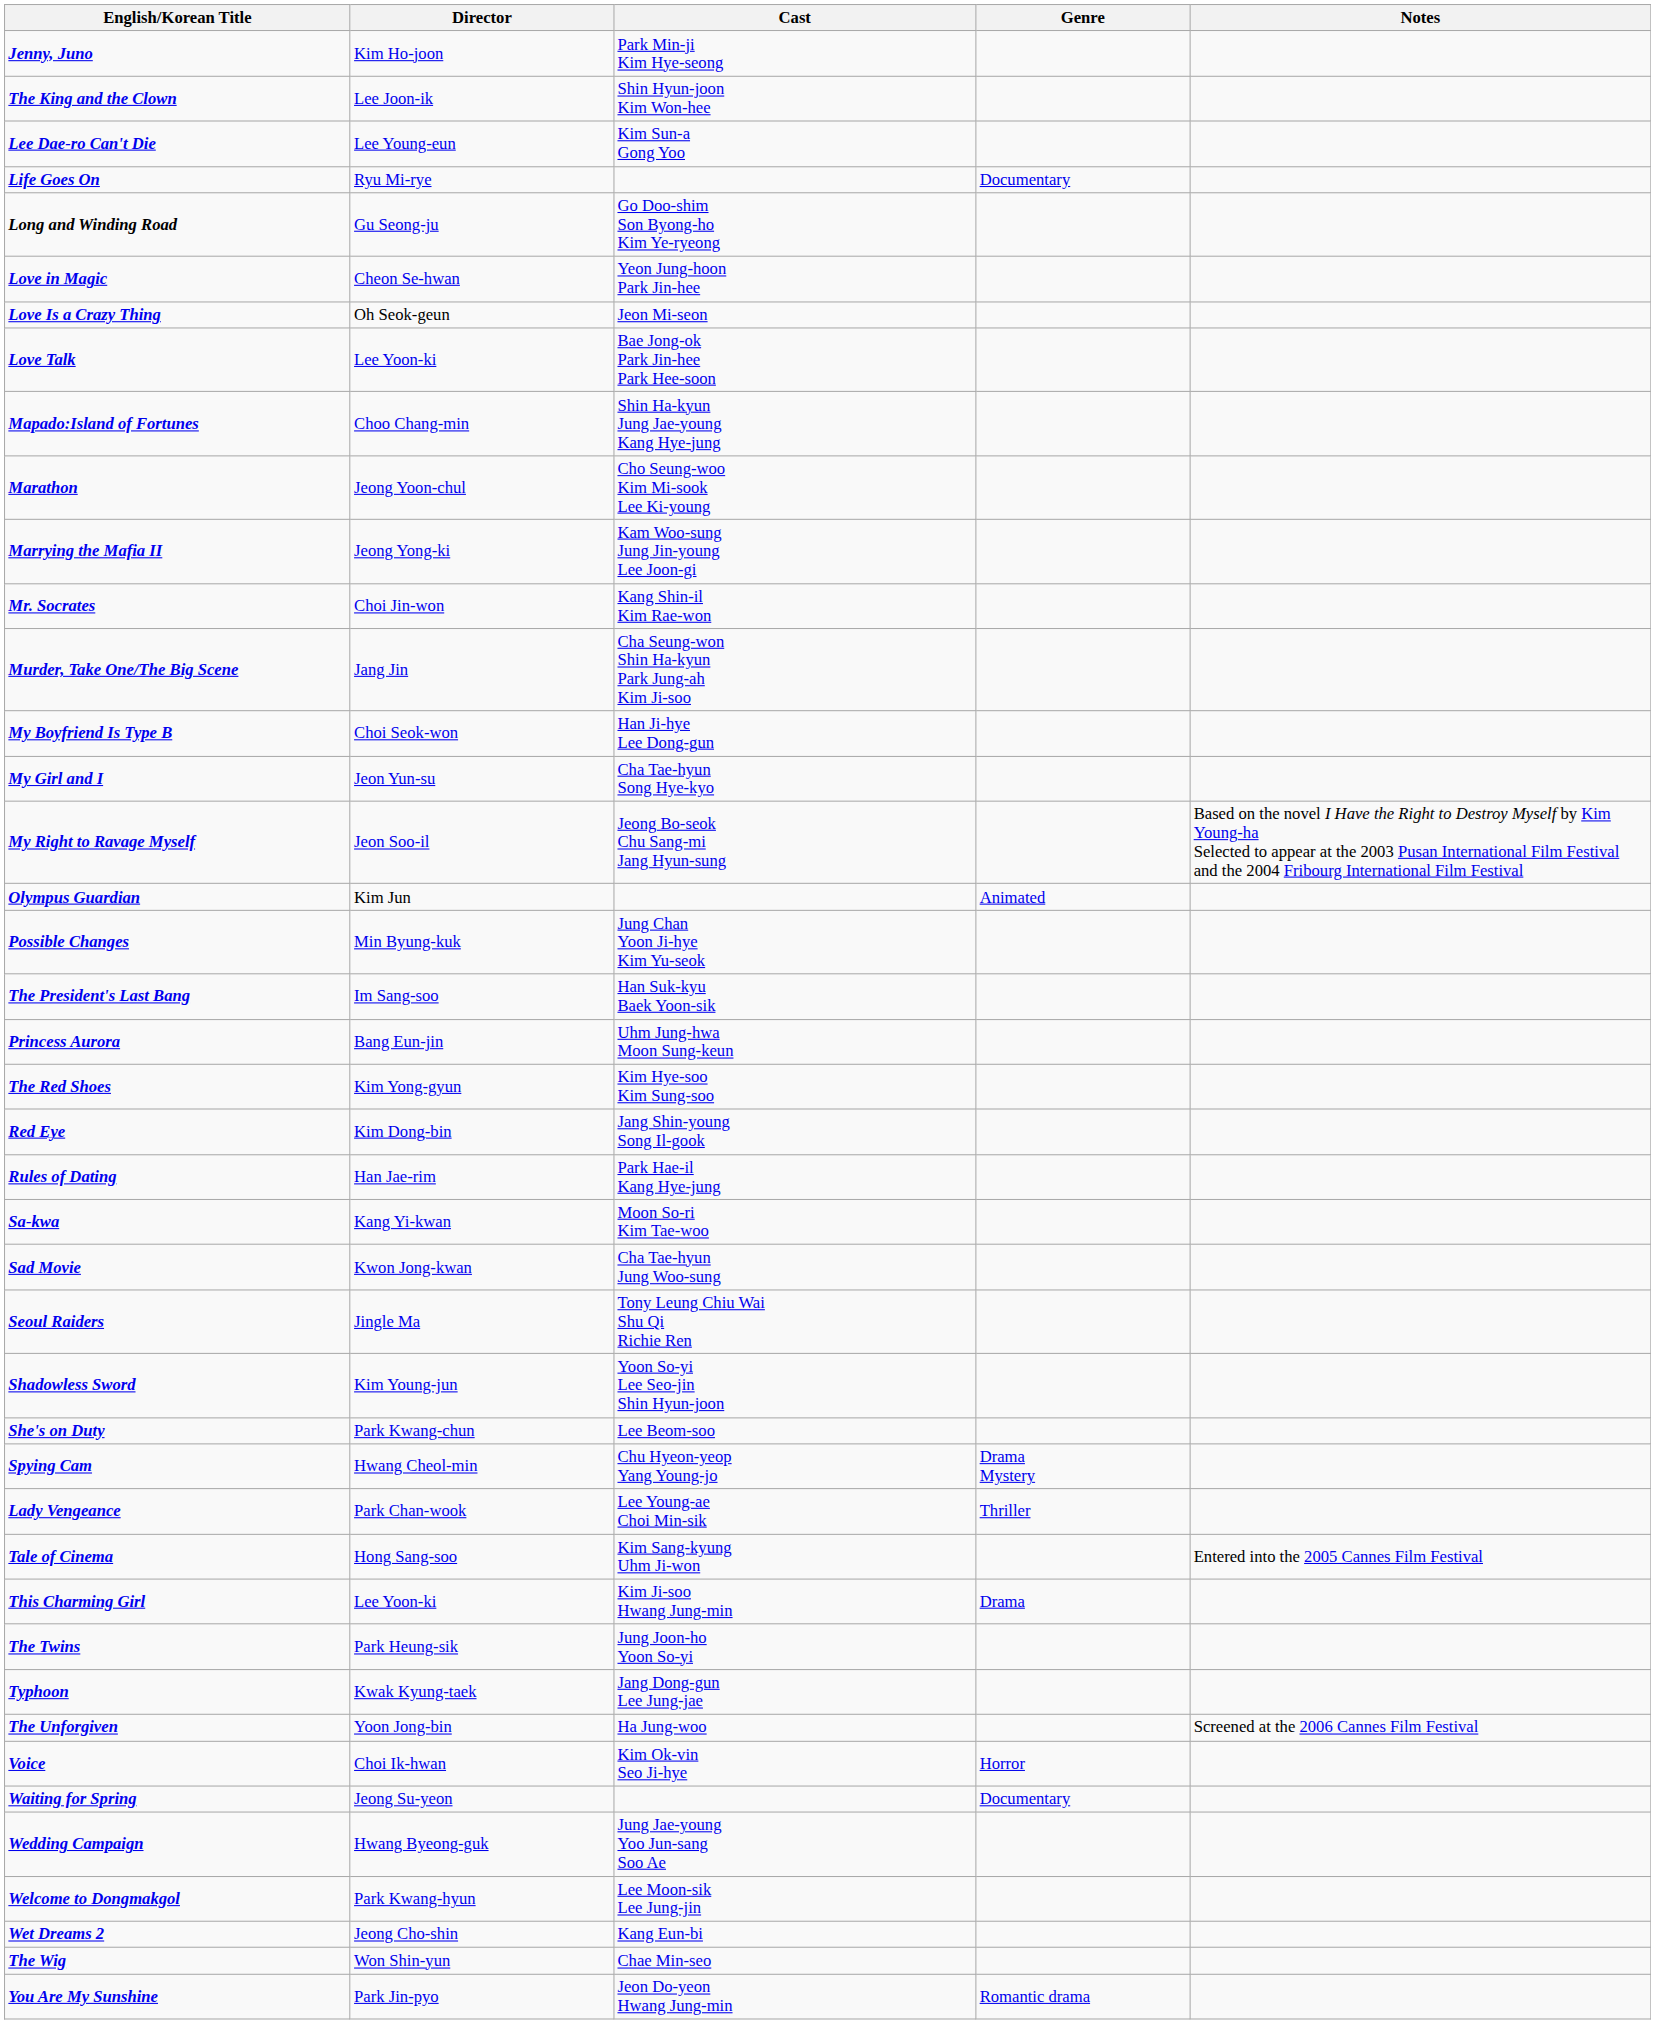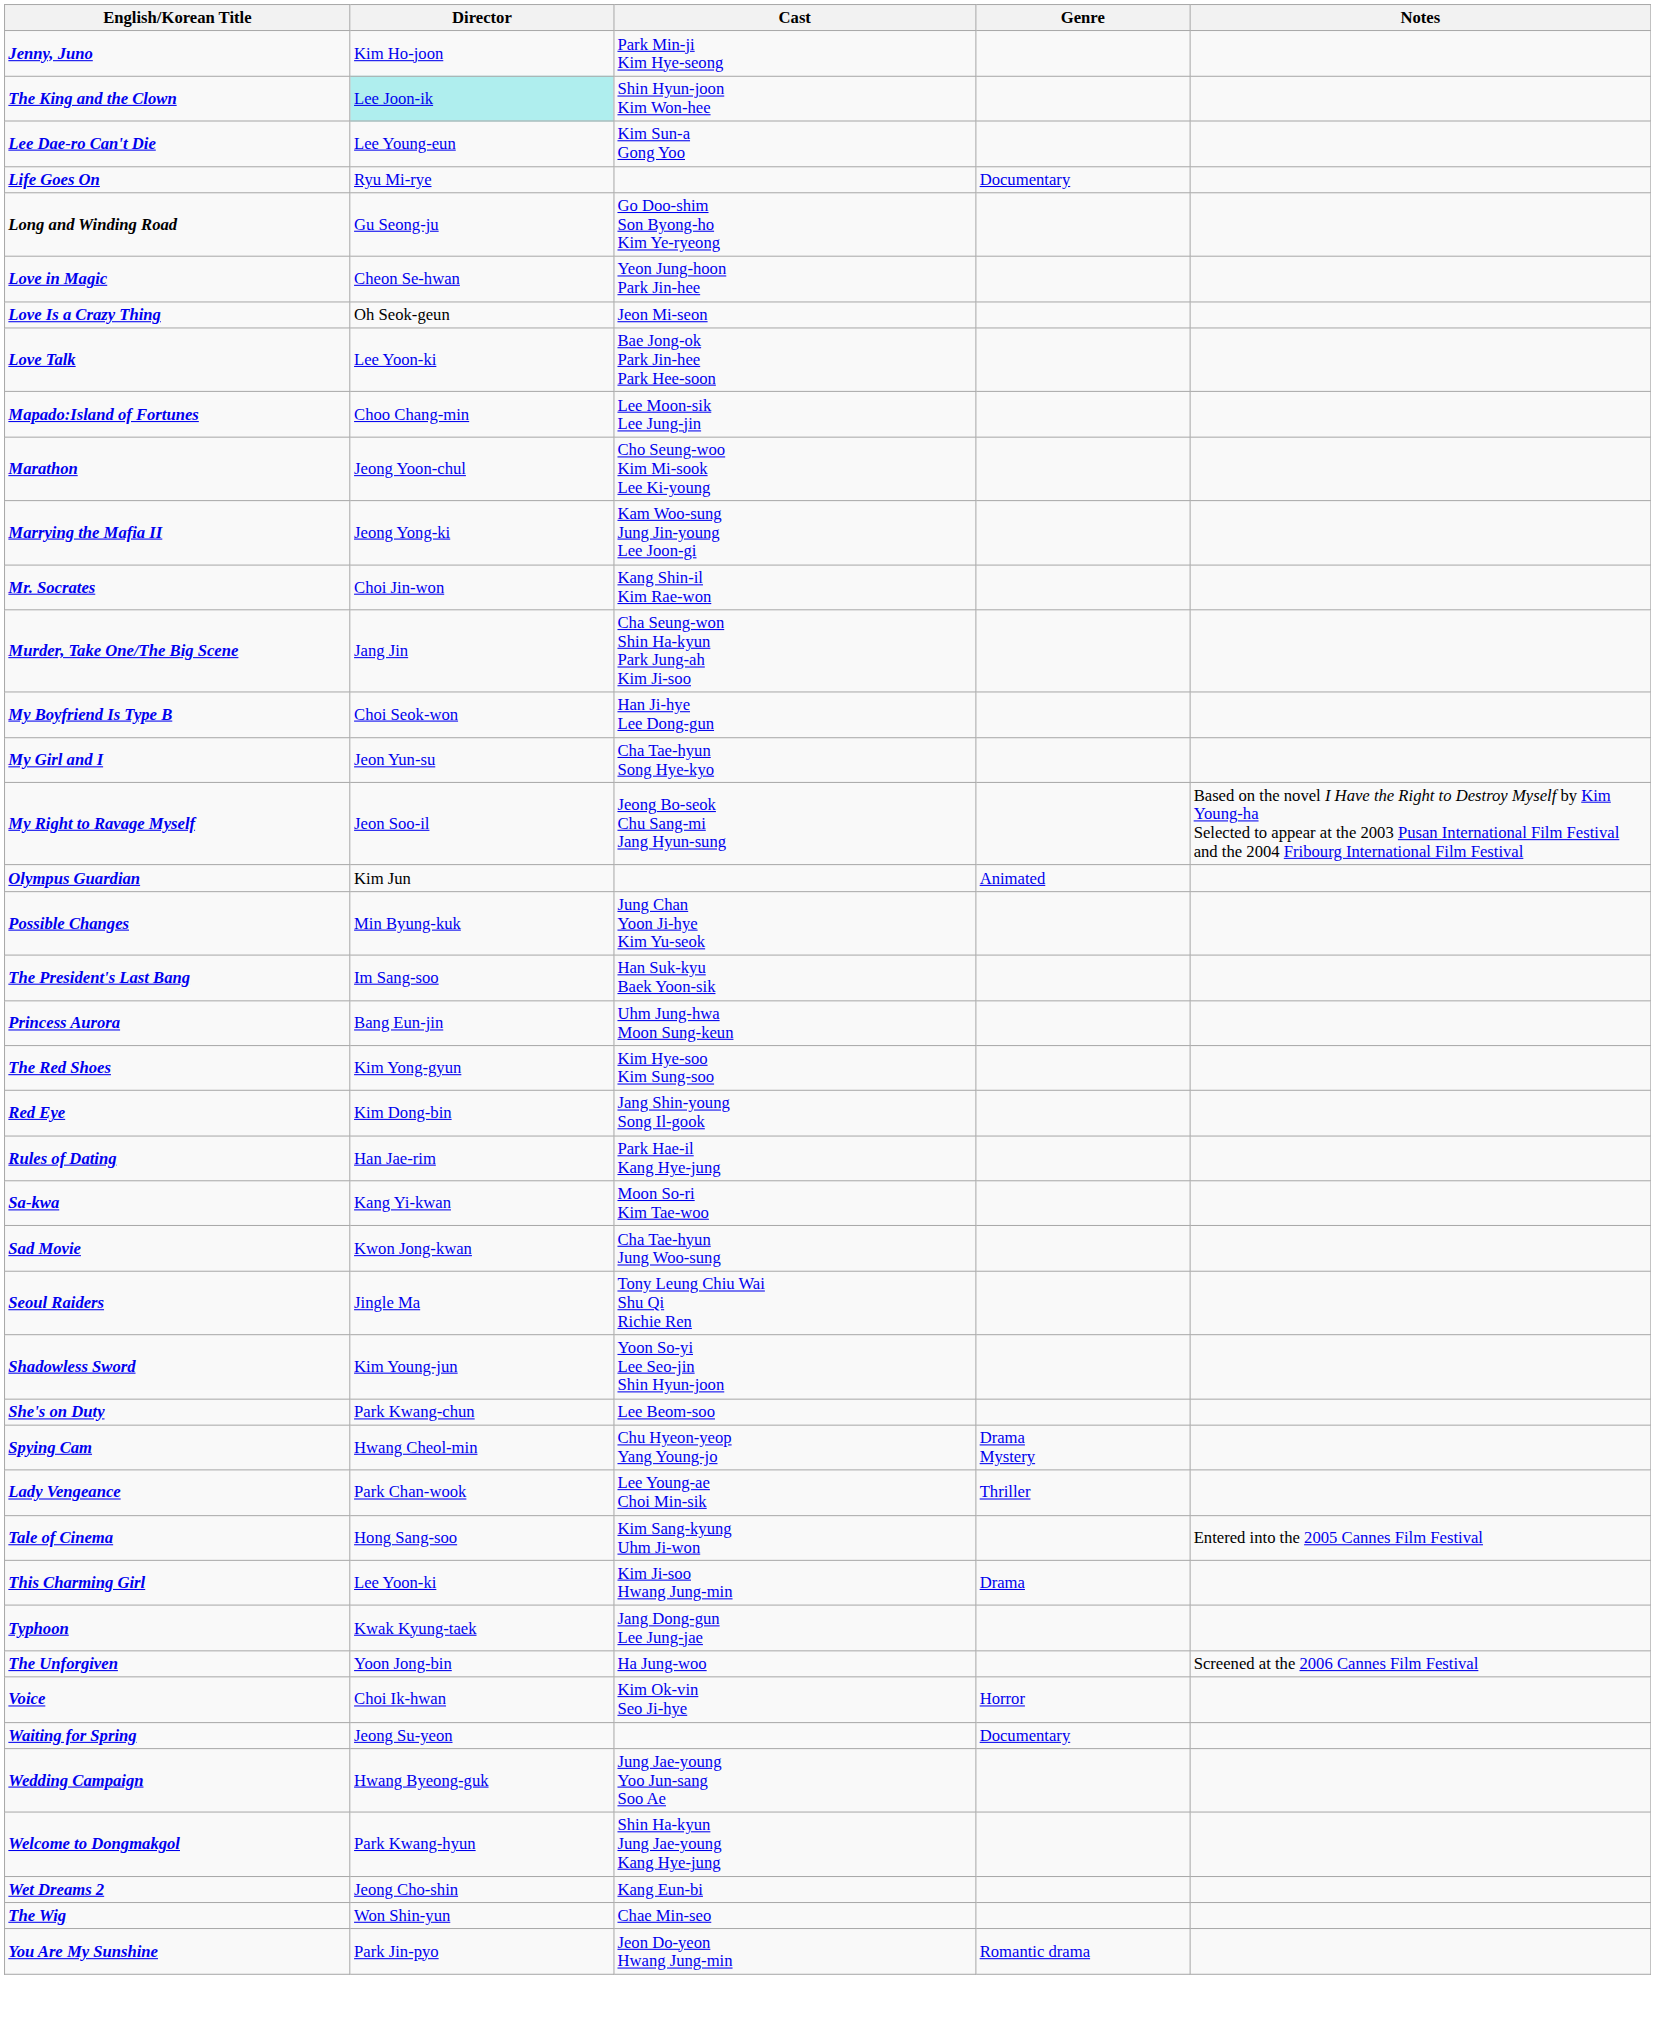(394, 98) no background -> (394, 98) paleturquoise background
(669, 423) Shin Ha-kyun Jung Jae-young Kang Hye-jung -> (664, 414) Lee Moon-sik Lee Jung-jin
- row: (44, 1646)
(664, 1898) Lee Moon-sik Lee Jung-jin -> (669, 1844) Shin Ha-kyun Jung Jae-young Kang Hye-jung
